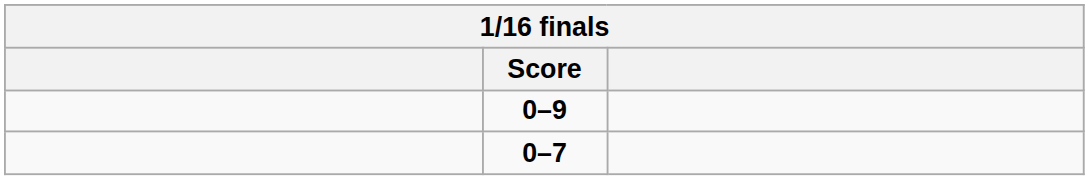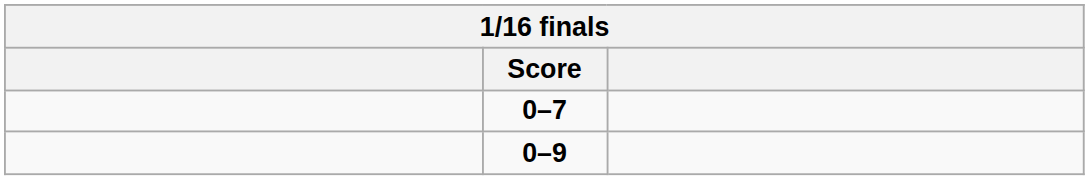rows swapped: (545, 111) <-> (545, 153)
